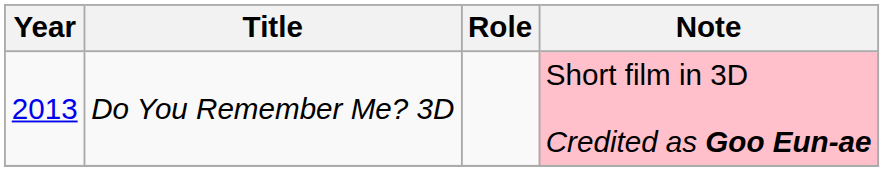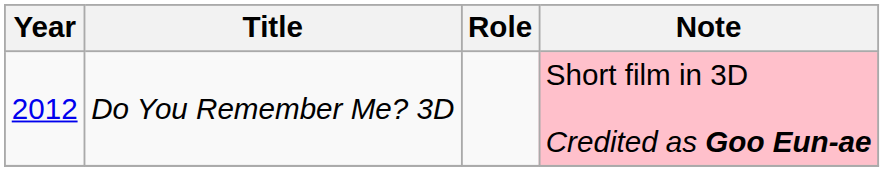(45, 108) 2013 -> (45, 108) 2012
